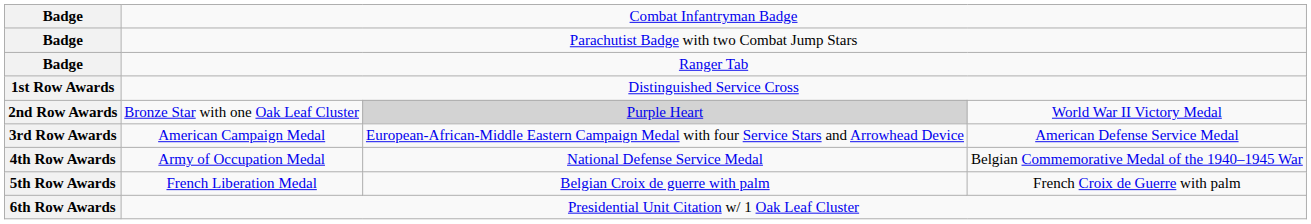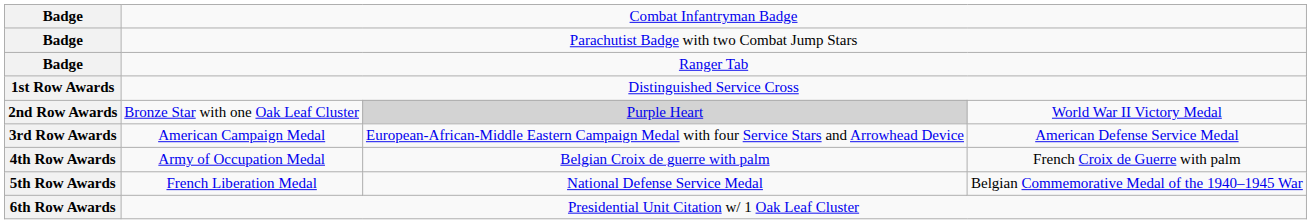(665, 159) National Defense Service Medal -> (665, 159) Belgian Croix de guerre with palm
(1137, 159) Belgian Commemorative Medal of the 1940–1945 War -> (1137, 159) French Croix de Guerre with palm
(665, 183) Belgian Croix de guerre with palm -> (665, 183) National Defense Service Medal
(1137, 183) French Croix de Guerre with palm -> (1137, 183) Belgian Commemorative Medal of the 1940–1945 War
